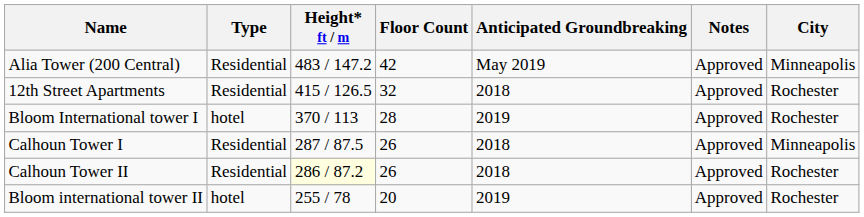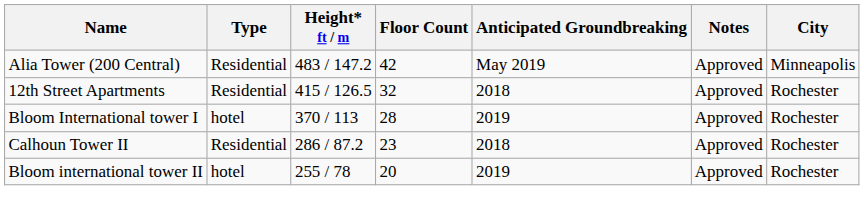- row: (66, 144)
(329, 171) lightyellow background -> (329, 144) no background
(388, 171) 26 -> (388, 144) 23
